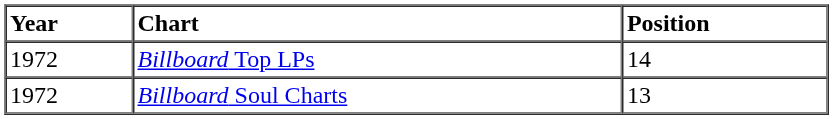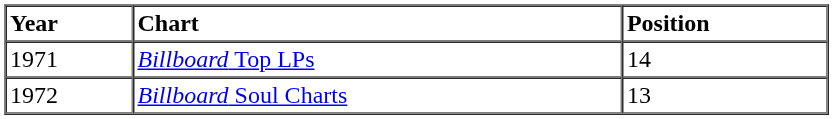(34, 59) 1972 -> (34, 59) 1971
